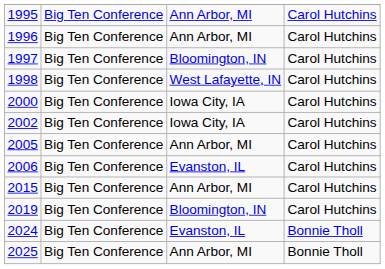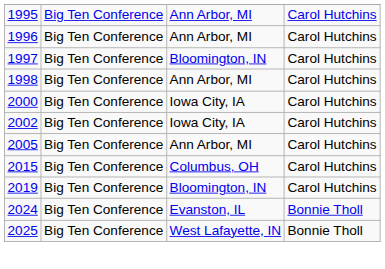(225, 79) West Lafayette, IN -> (211, 79) Ann Arbor, MI
- row: (23, 166)
(211, 187) Ann Arbor, MI -> (214, 166) Columbus, OH
(211, 252) Ann Arbor, MI -> (225, 230) West Lafayette, IN
